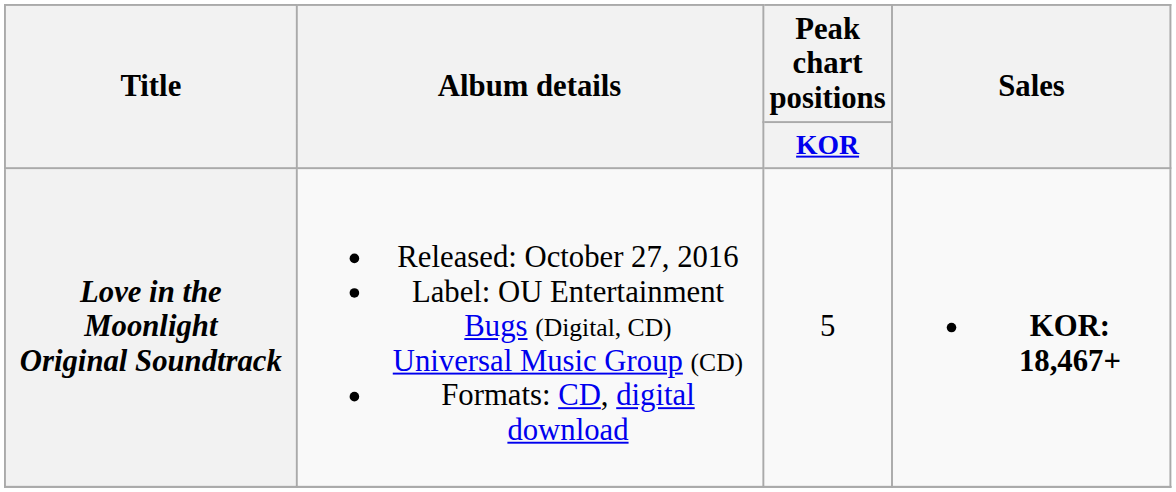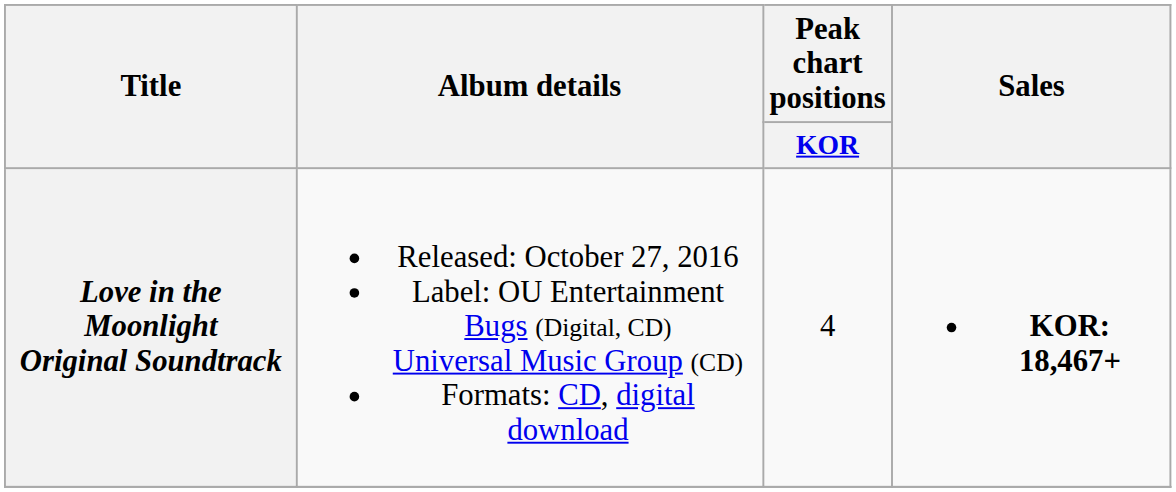(828, 326) 5 -> (828, 326) 4
